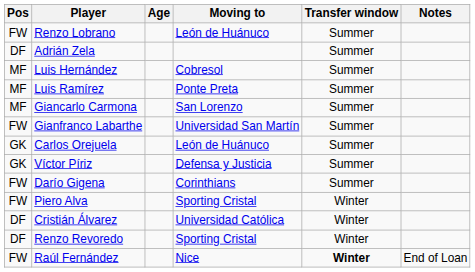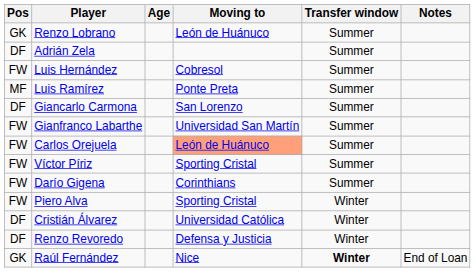(18, 32) FW -> (18, 32) GK
(18, 70) MF -> (18, 70) FW
(18, 107) MF -> (18, 107) DF
(18, 145) GK -> (18, 145) FW
(222, 145) no background -> (222, 145) lightsalmon background
(18, 164) GK -> (18, 164) FW
(224, 164) Defensa y Justicia -> (216, 164) Sporting Cristal
(216, 239) Sporting Cristal -> (224, 239) Defensa y Justicia
(18, 257) FW -> (18, 257) GK
